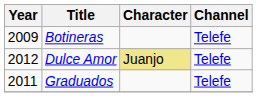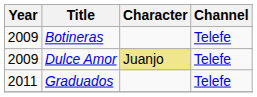(23, 59) 2012 -> (23, 59) 2009
